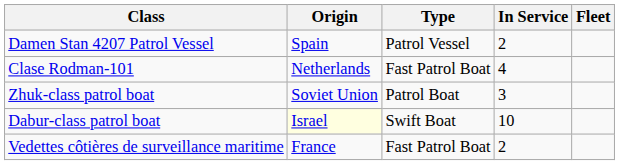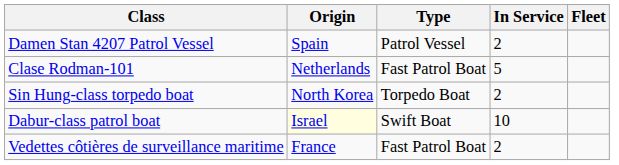(502, 69) 4 -> (498, 69) 5
+ row: (101, 95)
- row: (81, 95)
